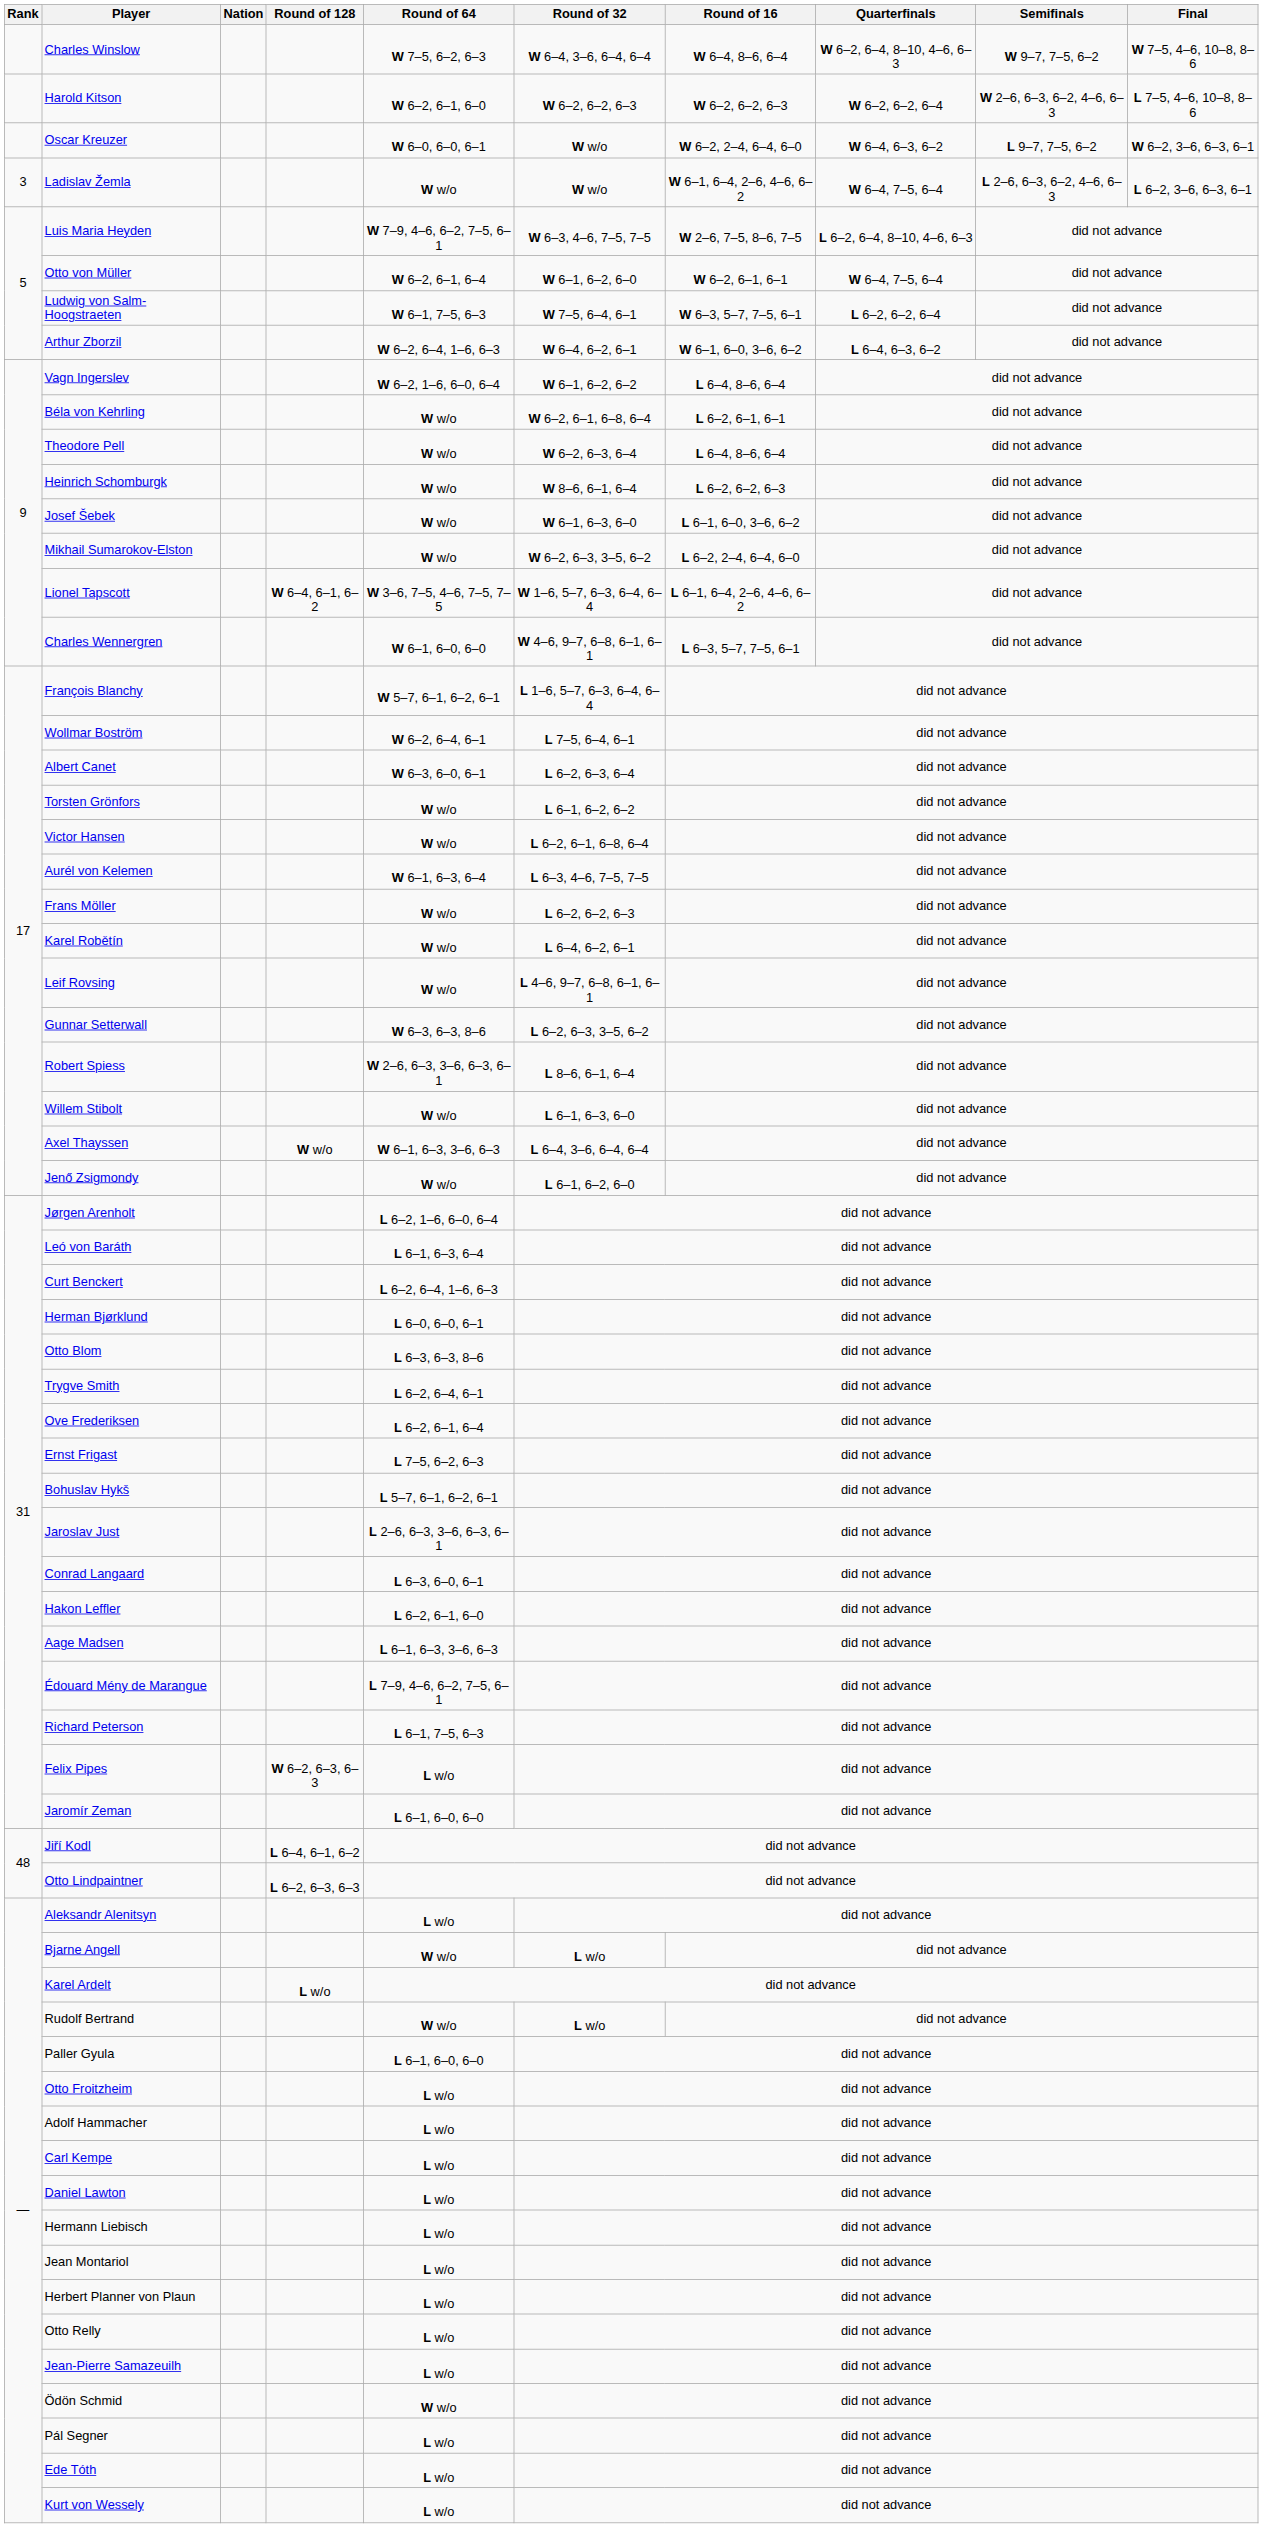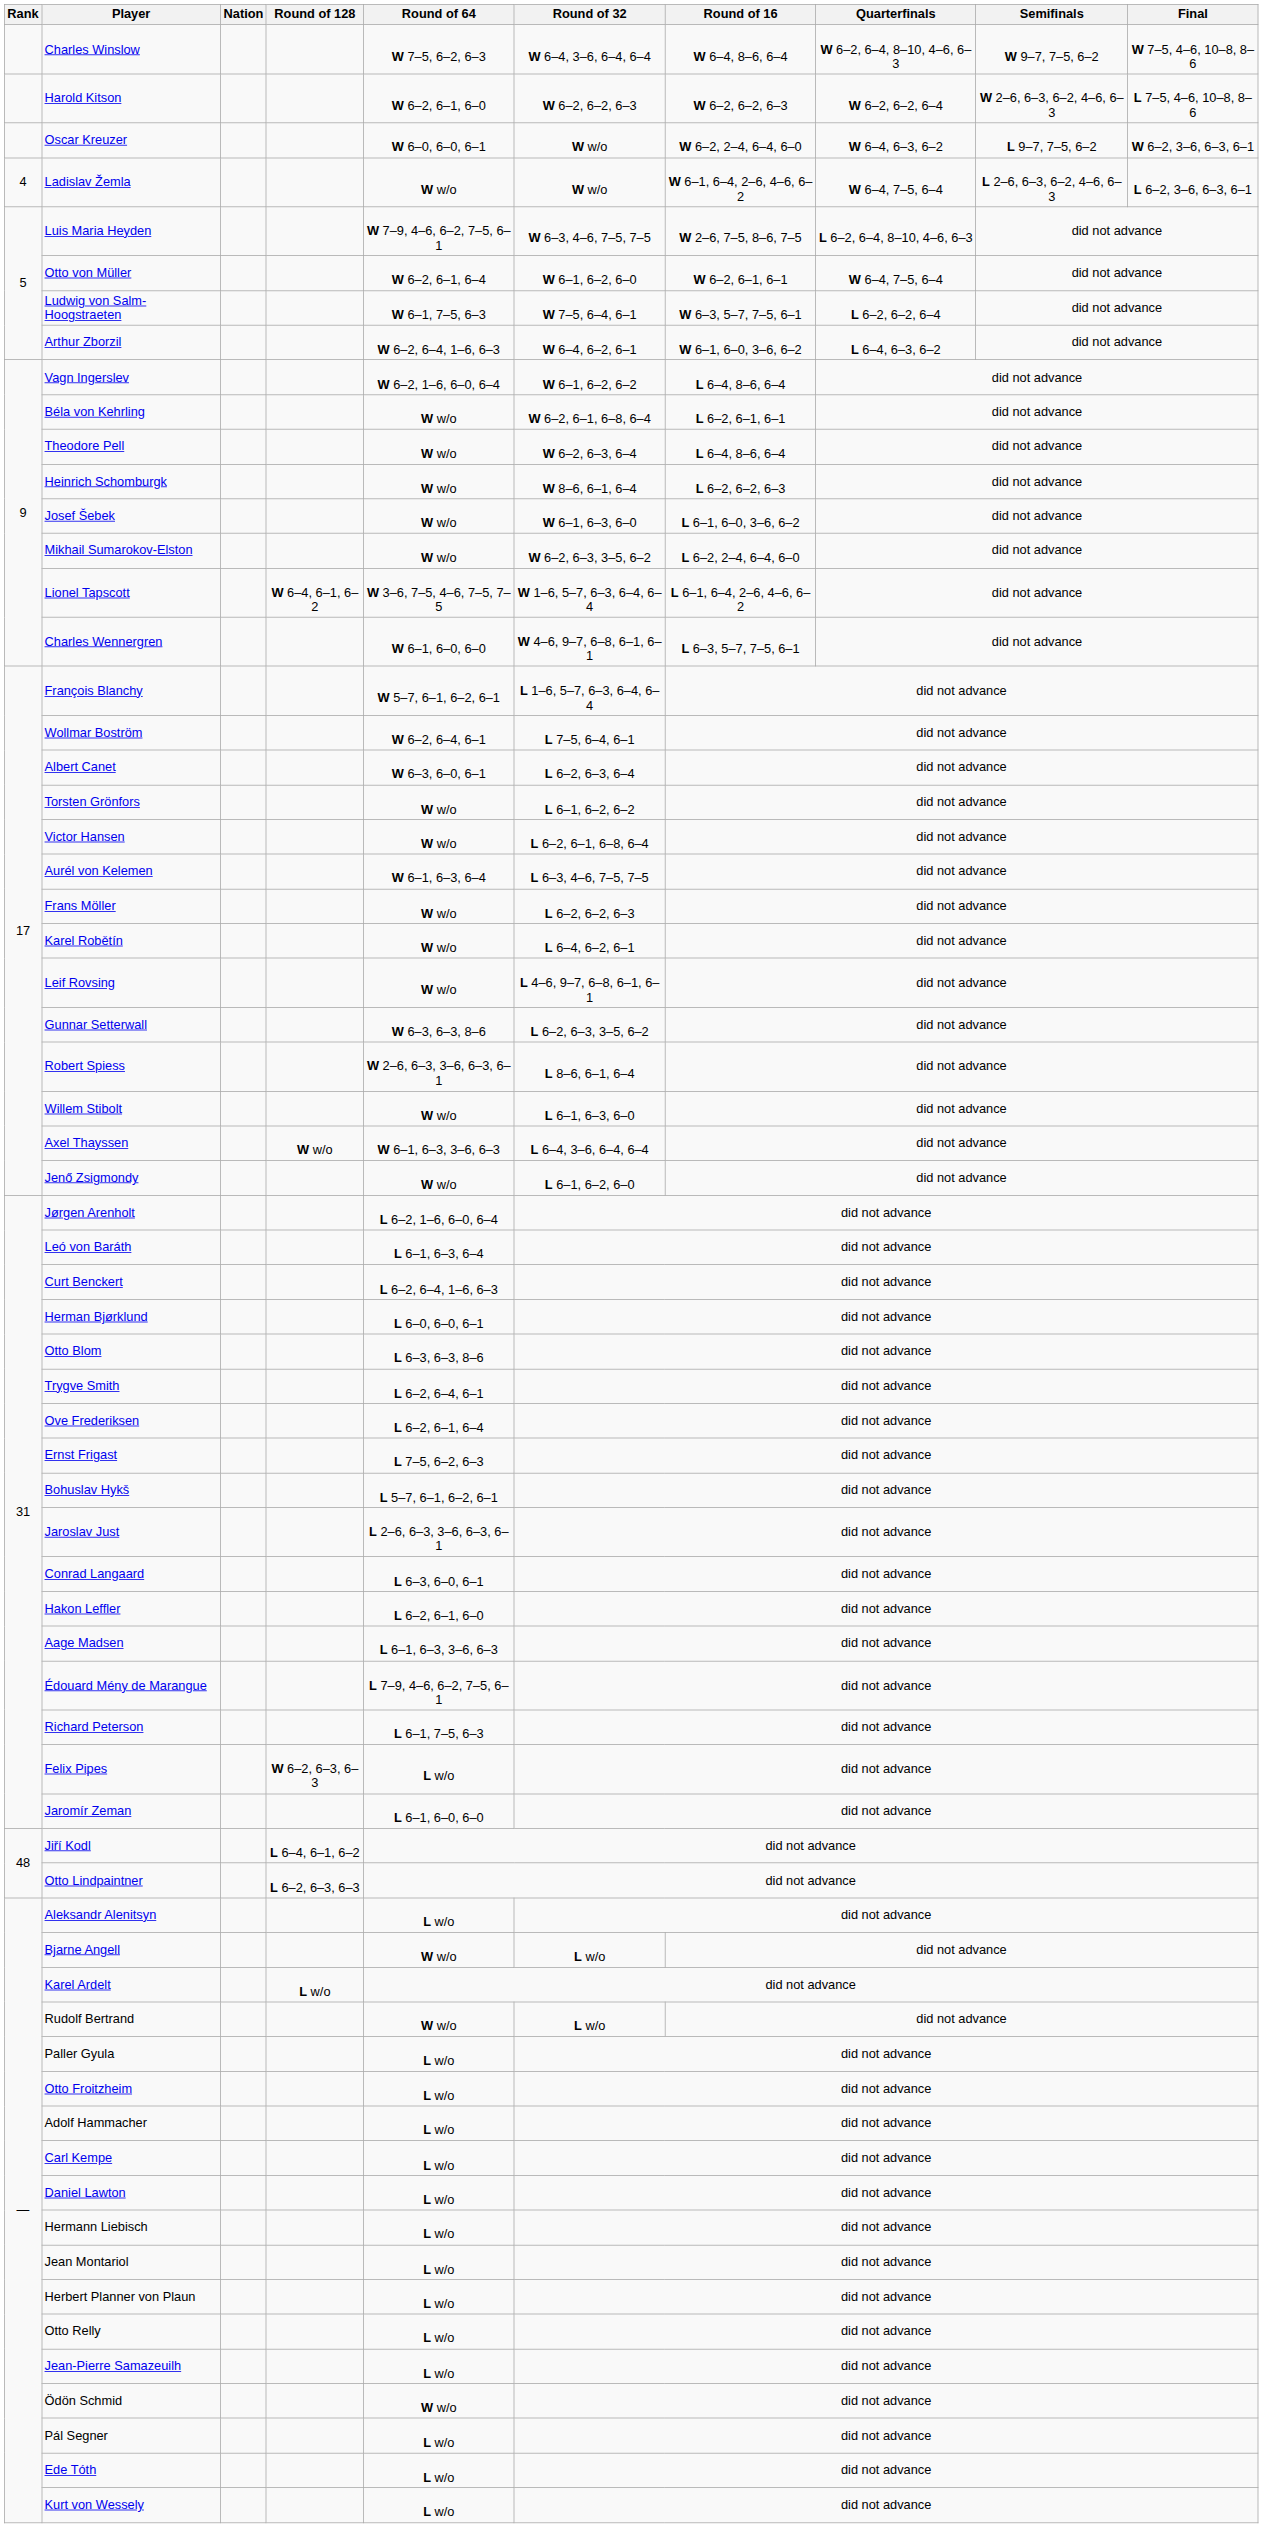(23, 182) 3 -> (23, 182) 4
(439, 2061) L 6–1, 6–0, 6–0 -> (439, 2061) L w/o
